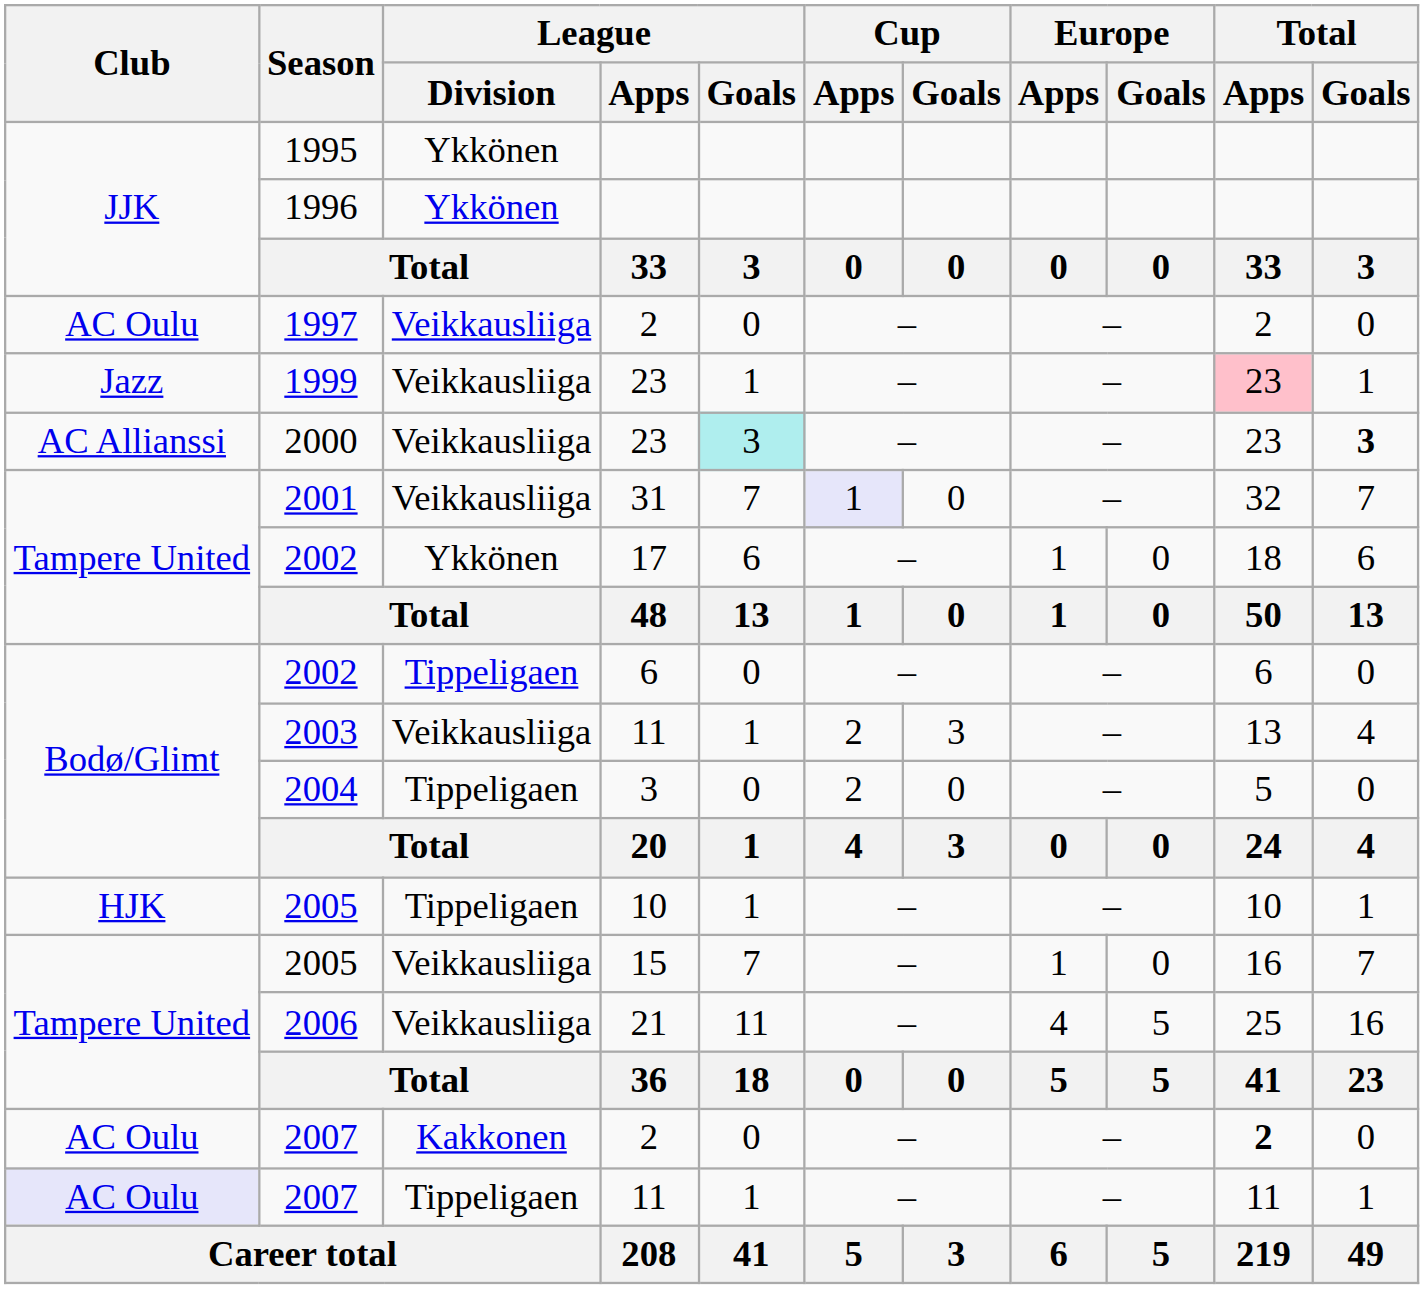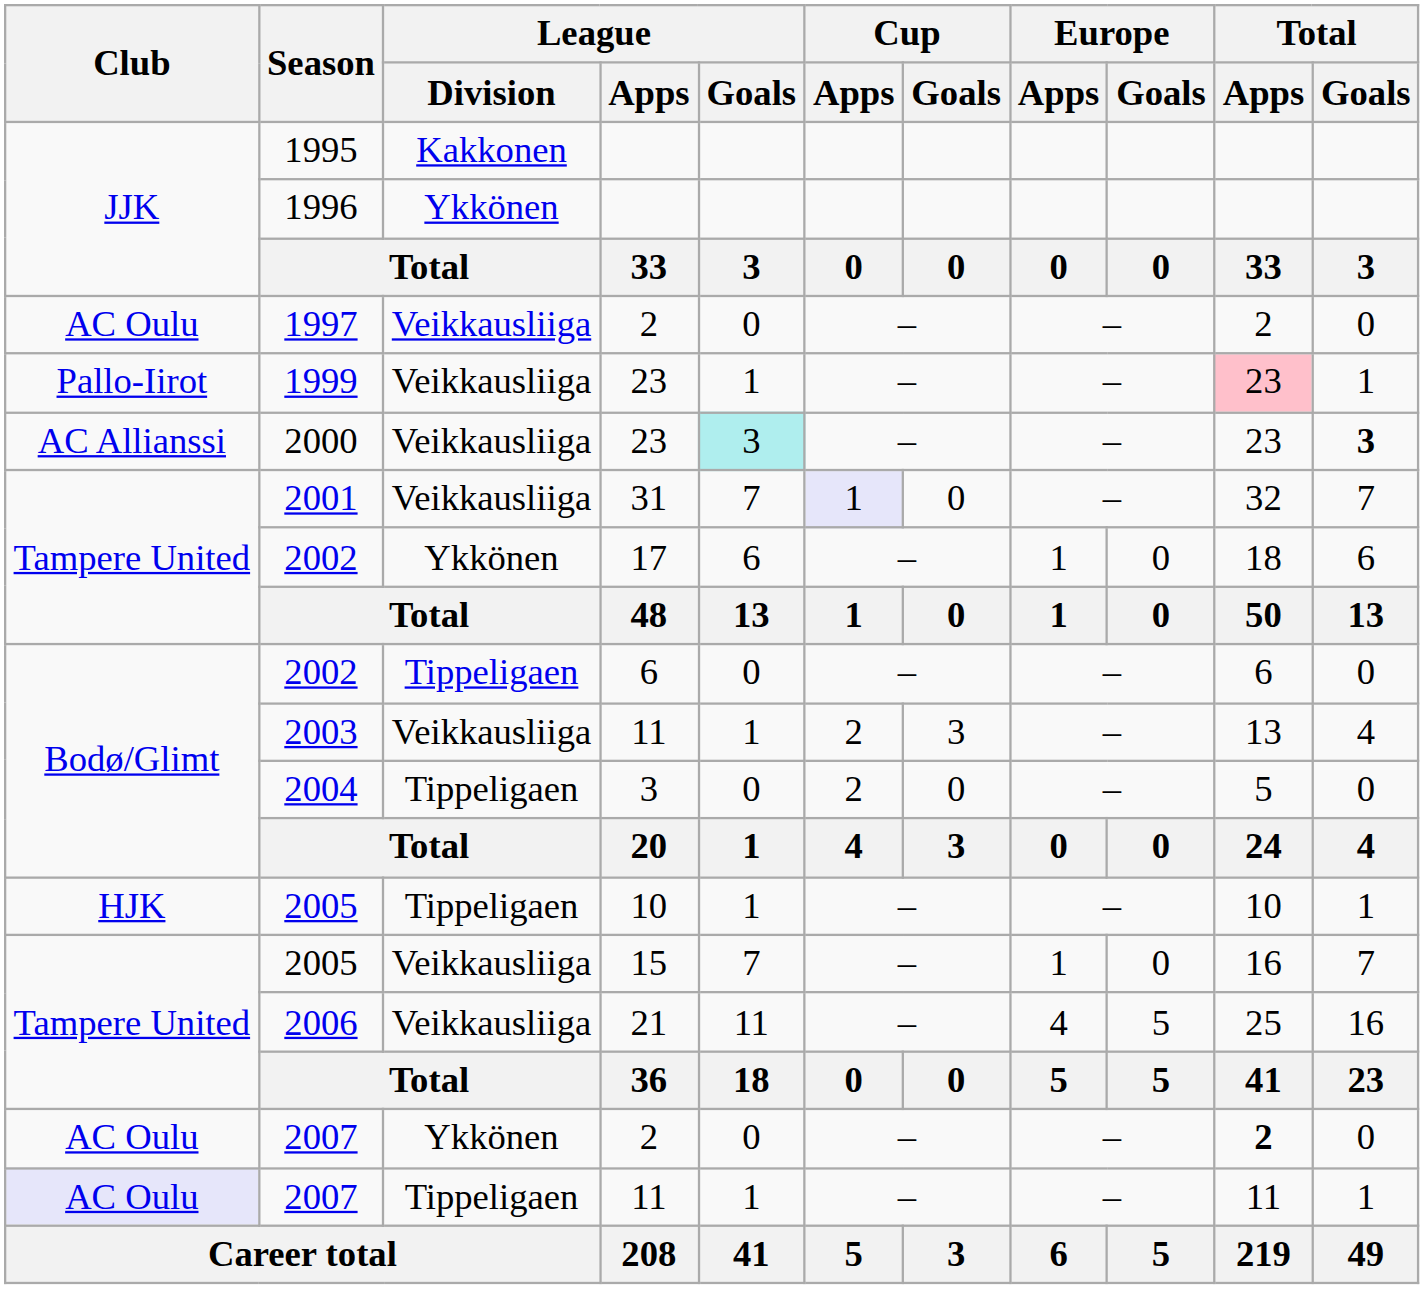(492, 149) Ykkönen -> (492, 149) Kakkonen
(132, 382) Jazz -> (132, 382) Pallo-Iirot
(492, 1137) Kakkonen -> (492, 1137) Ykkönen
